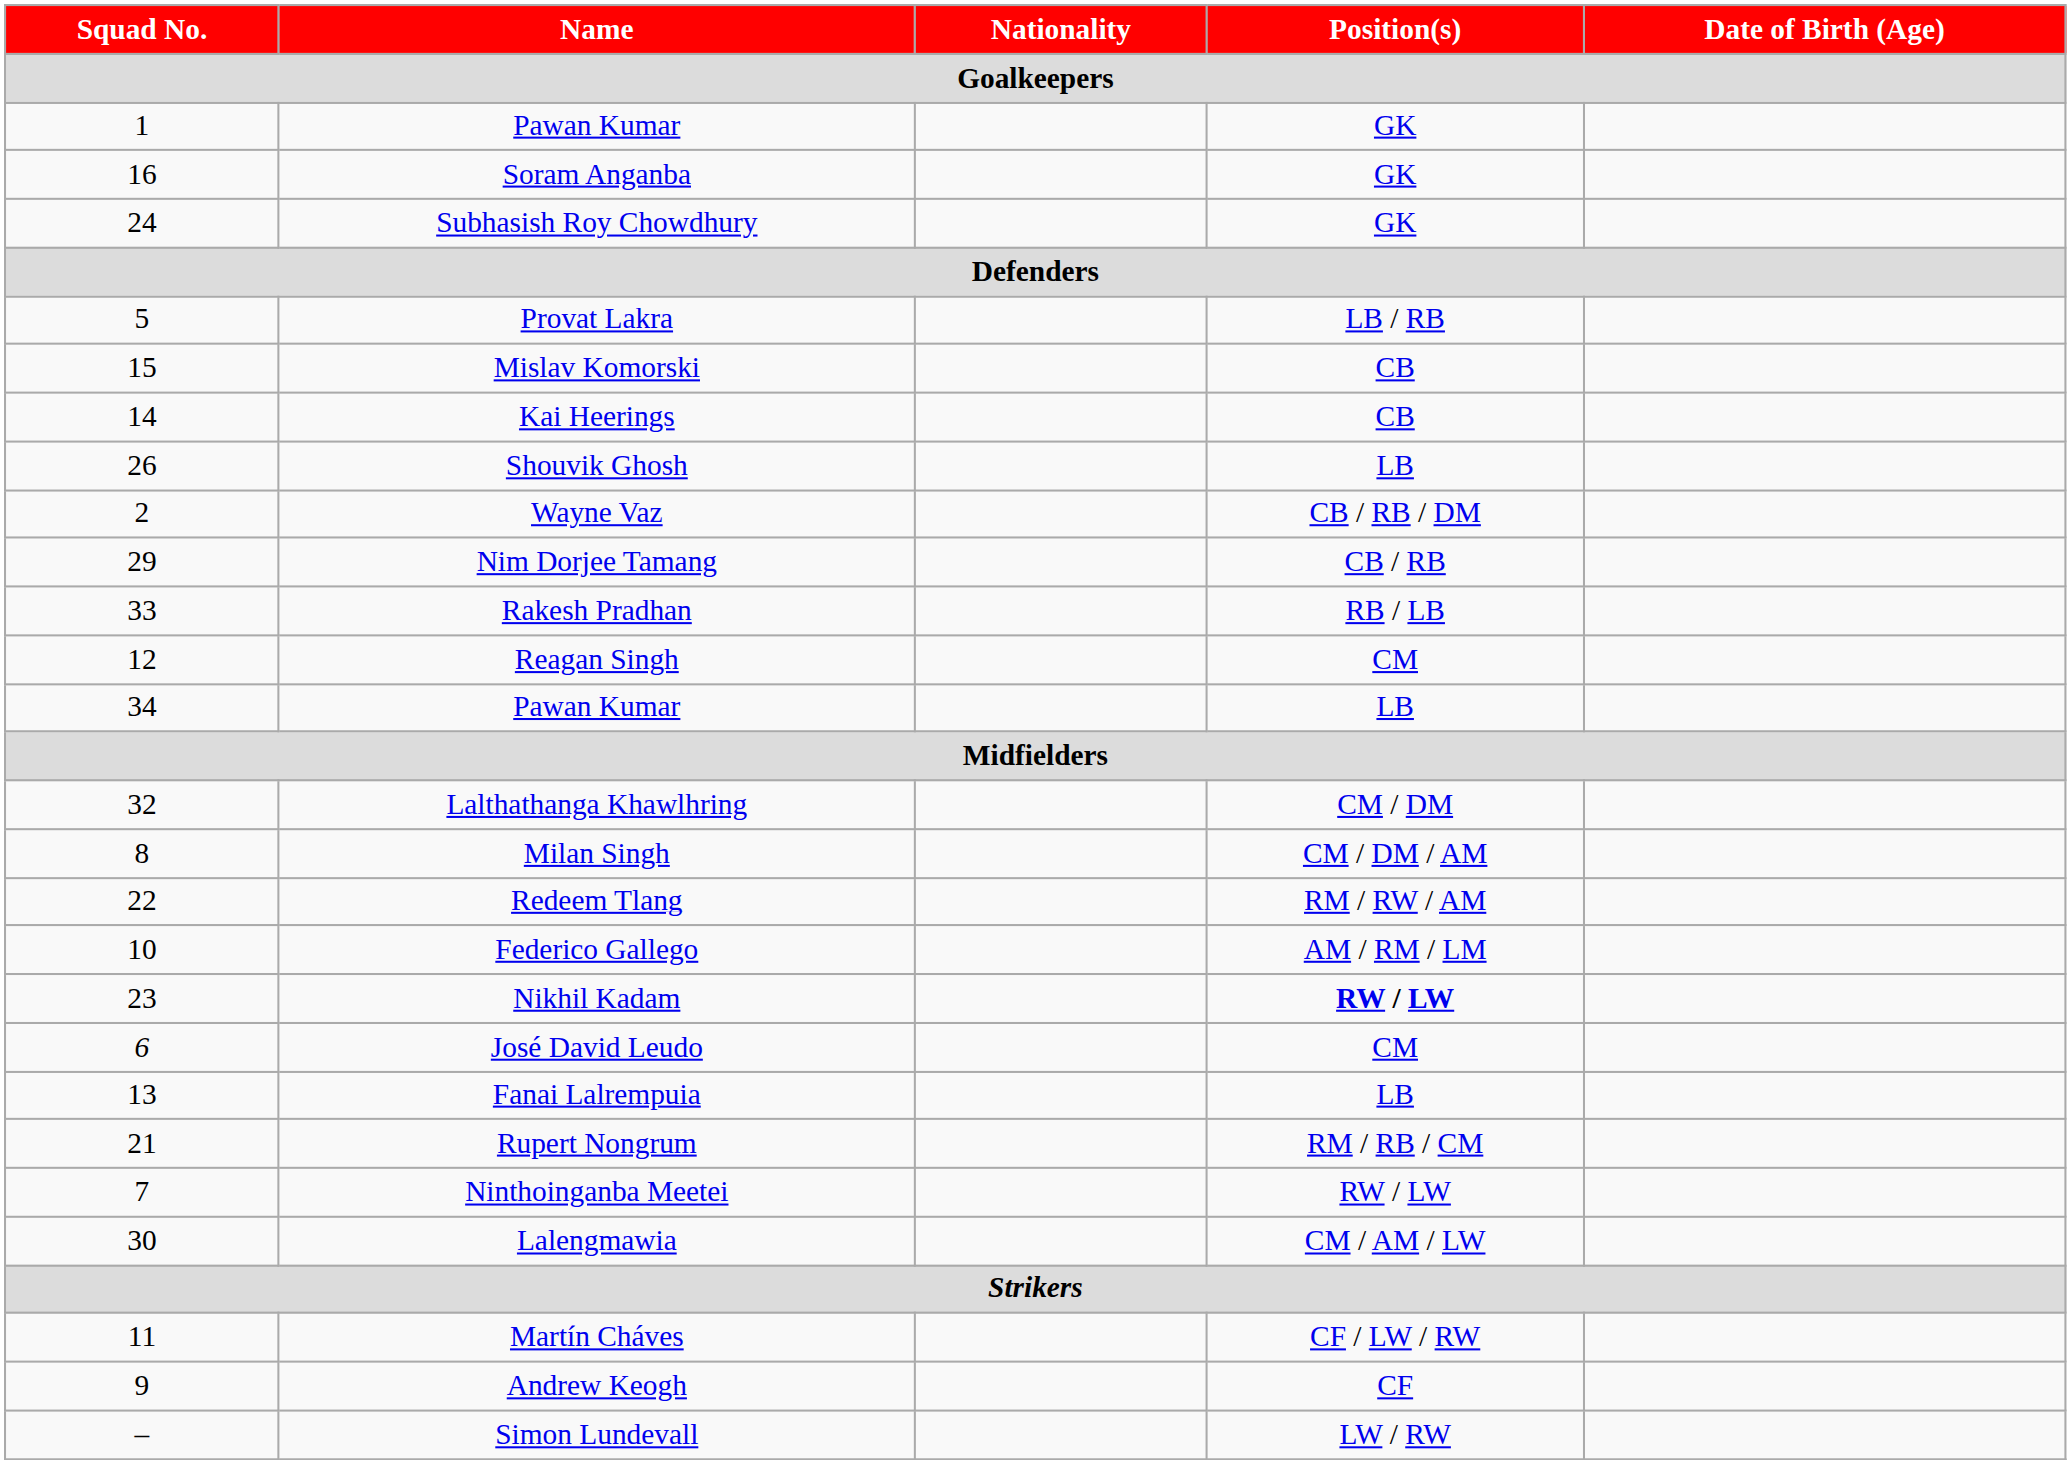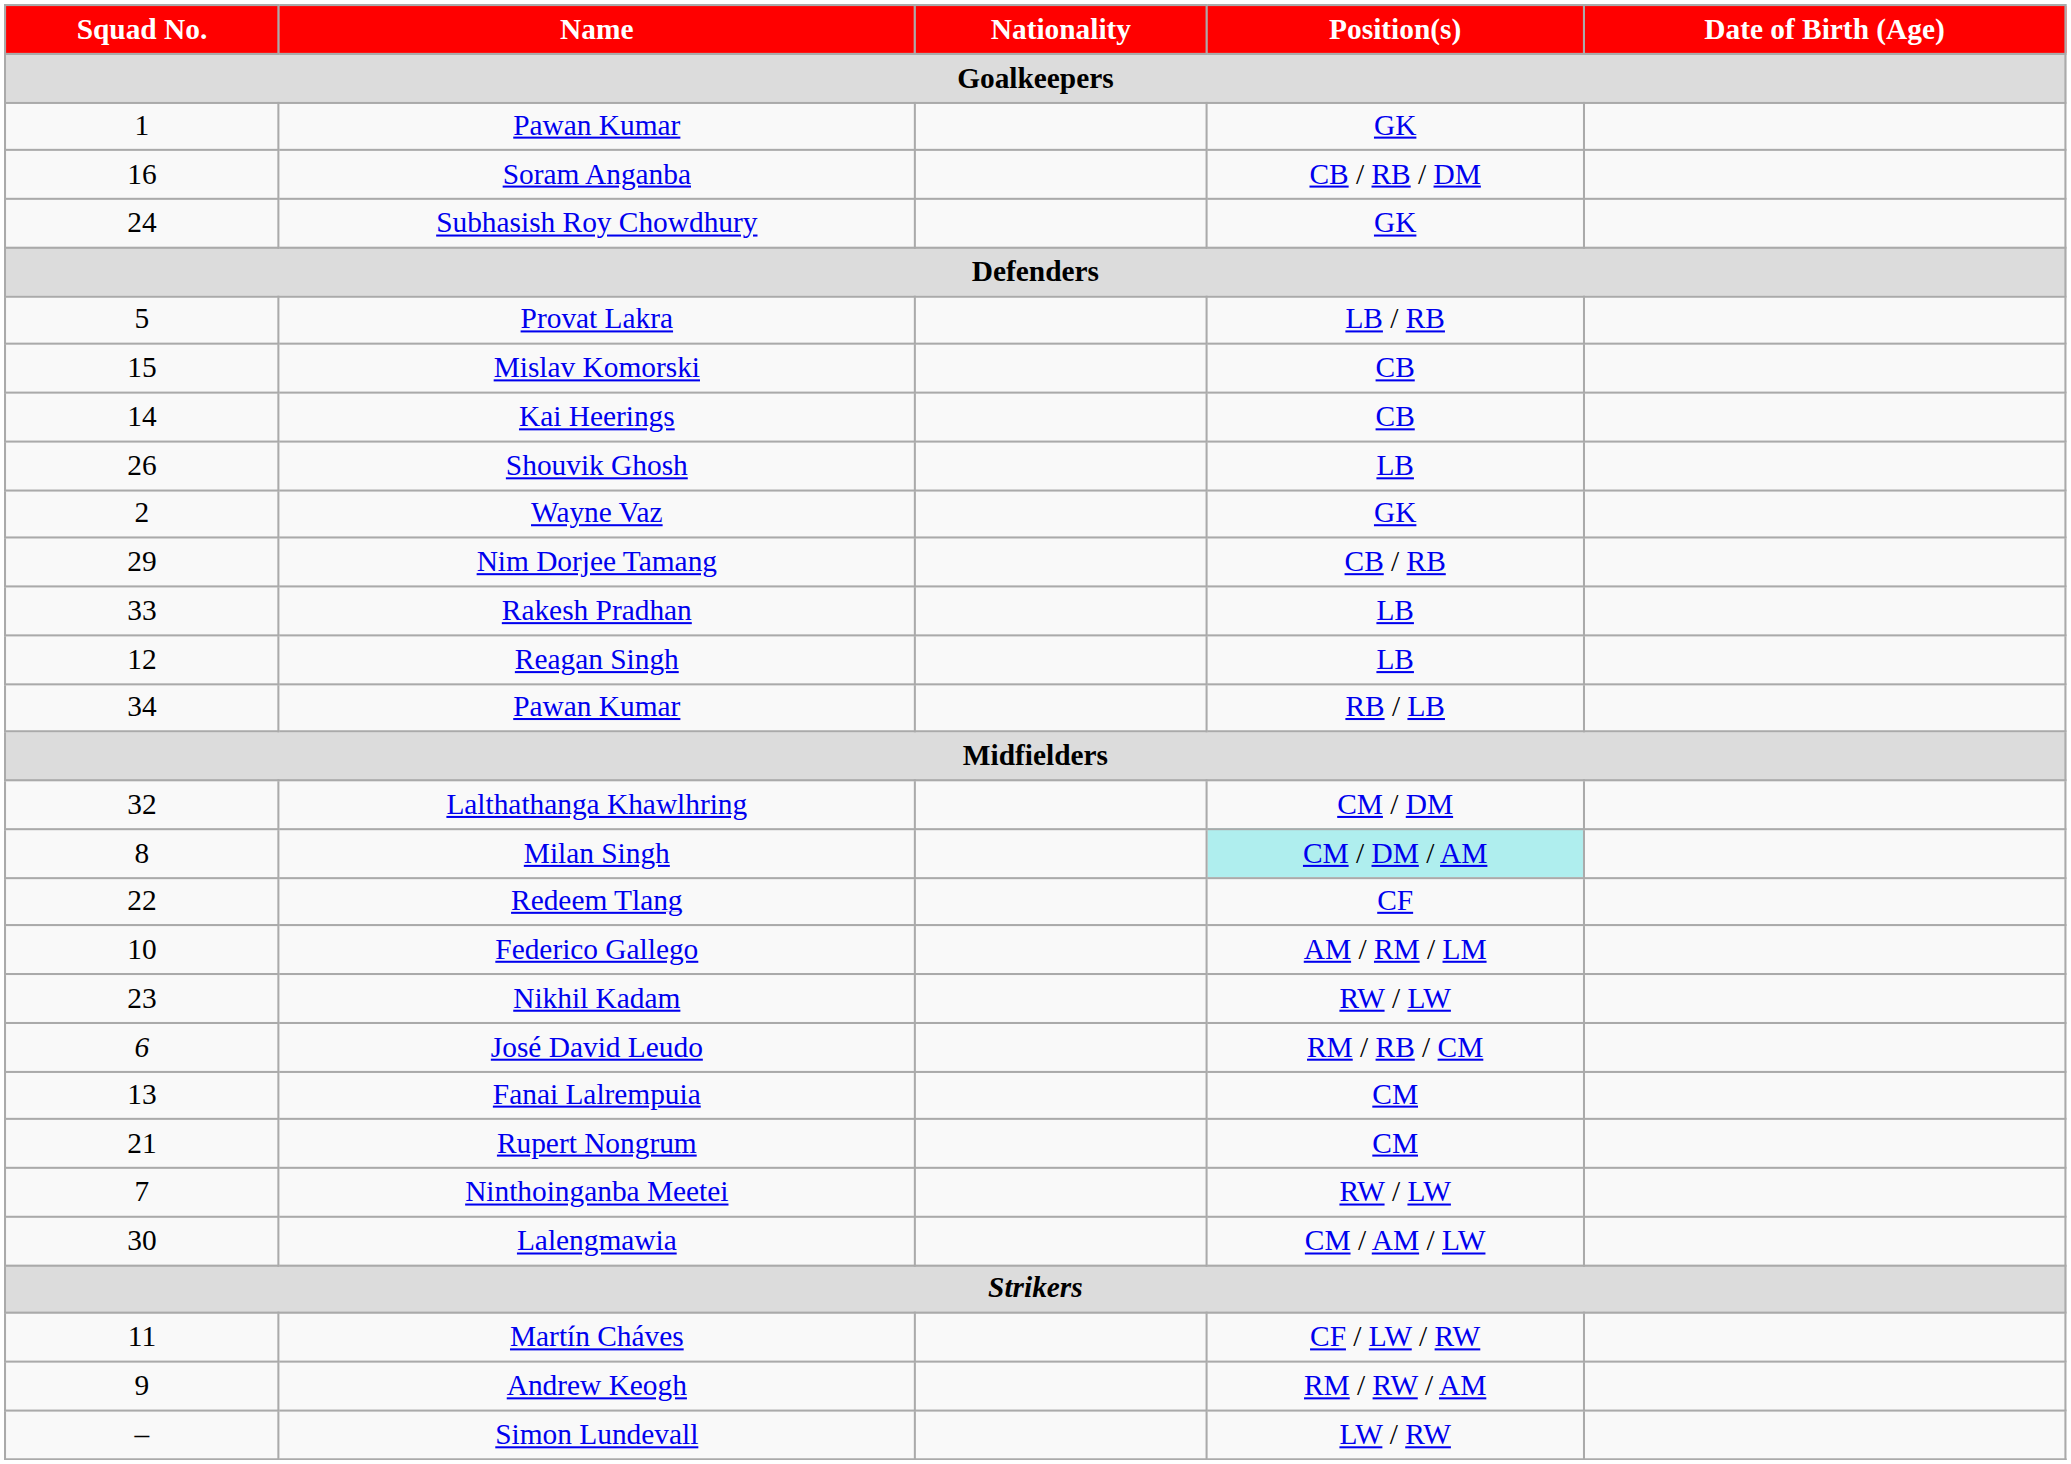(1395, 174) GK -> (1395, 174) CB / RB / DM
(1395, 513) CB / RB / DM -> (1395, 513) GK
(1395, 610) RB / LB -> (1395, 610) LB
(1395, 658) CM -> (1395, 658) LB
(1395, 707) LB -> (1395, 707) RB / LB
(1395, 852) no background -> (1395, 852) paleturquoise background
(1395, 901) RM / RW / AM -> (1395, 901) CF
(1395, 998) bold -> (1395, 998) normal
(1395, 1046) CM -> (1395, 1046) RM / RB / CM
(1395, 1095) LB -> (1395, 1095) CM
(1395, 1143) RM / RB / CM -> (1395, 1143) CM
(1395, 1385) CF -> (1395, 1385) RM / RW / AM
